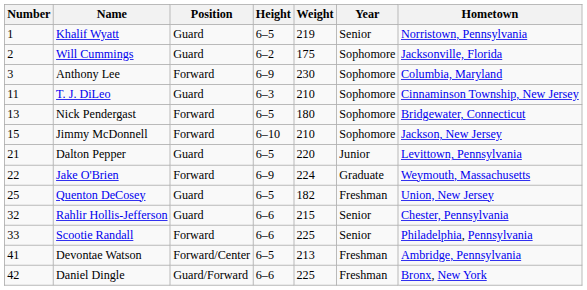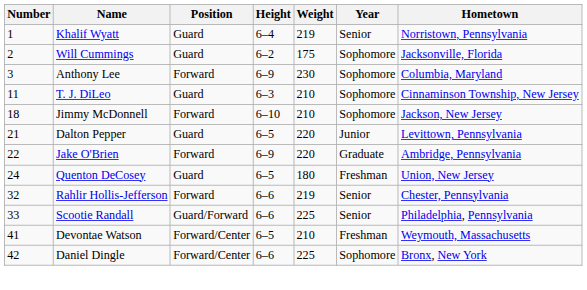(265, 34) 6–5 -> (265, 34) 6–4
- row: (96, 114)
(13, 135) 15 -> (13, 114) 18
(306, 175) 224 -> (306, 155) 220
(466, 175) Weymouth, Massachusetts -> (461, 155) Ambridge, Pennsylvania
(13, 195) 25 -> (13, 175) 24
(306, 195) 182 -> (306, 175) 180
(188, 215) Guard -> (194, 195) Forward
(306, 215) 215 -> (306, 195) 219
(194, 235) Forward -> (211, 215) Guard/Forward
(306, 255) 213 -> (306, 235) 210
(461, 255) Ambridge, Pennsylvania -> (466, 235) Weymouth, Massachusetts
(211, 275) Guard/Forward -> (212, 255) Forward/Center
(363, 275) Freshman -> (367, 255) Sophomore
